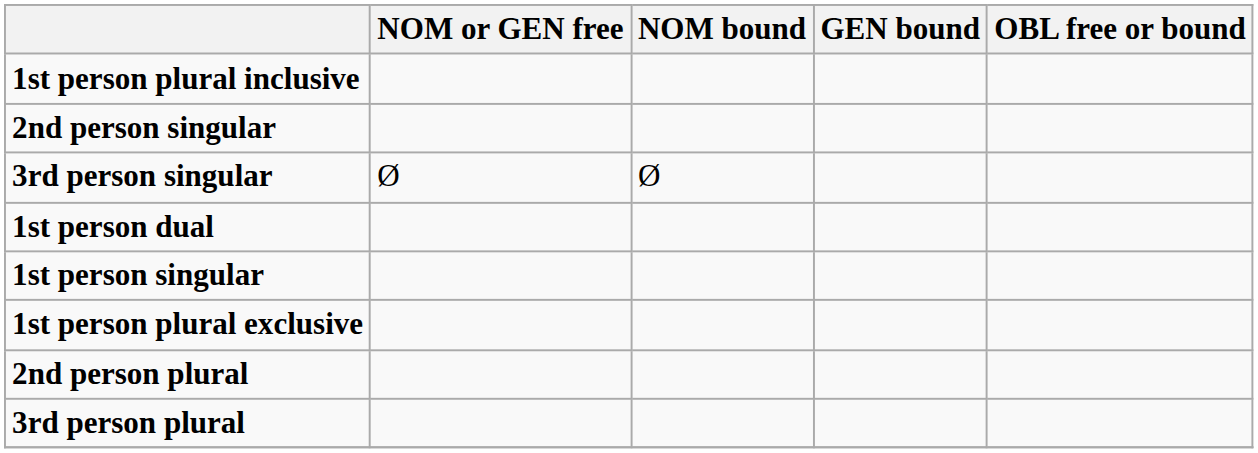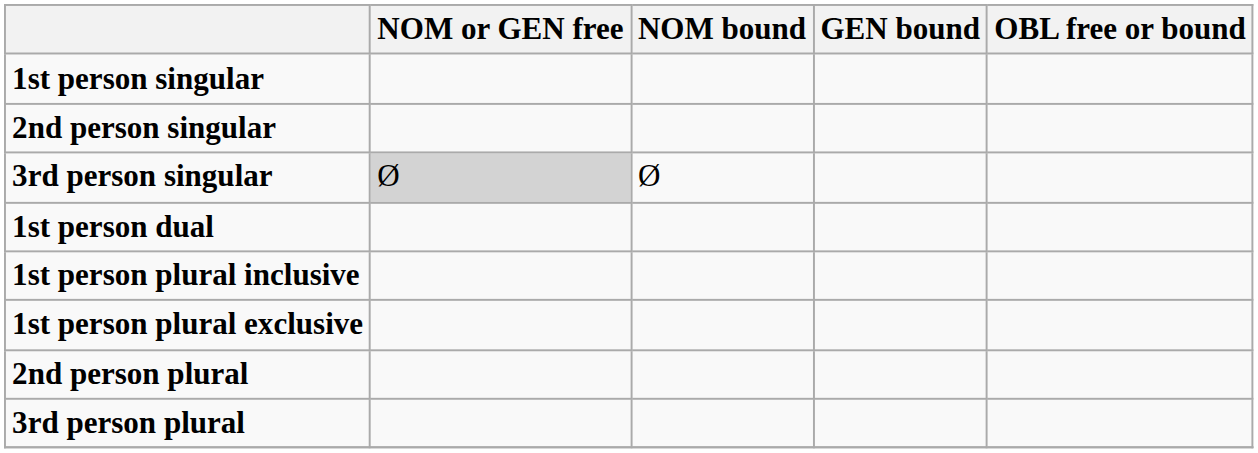rows swapped: (138, 275) <-> (186, 78)
(389, 176) no background -> (389, 176) lightgrey background
